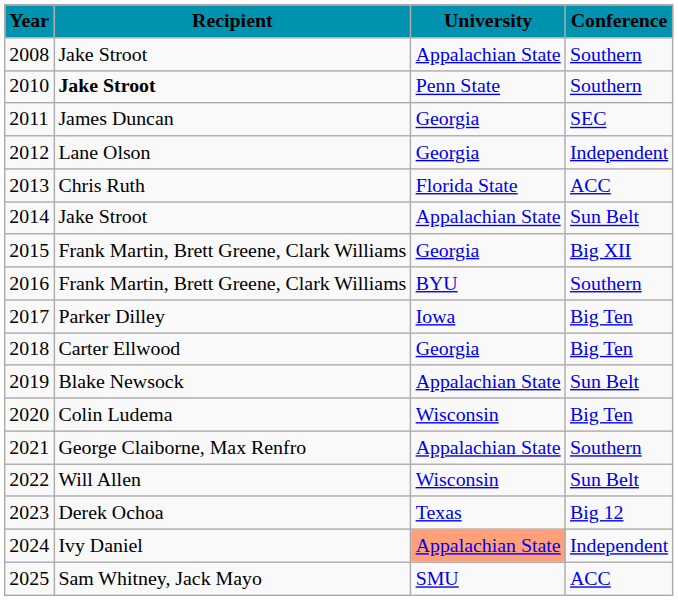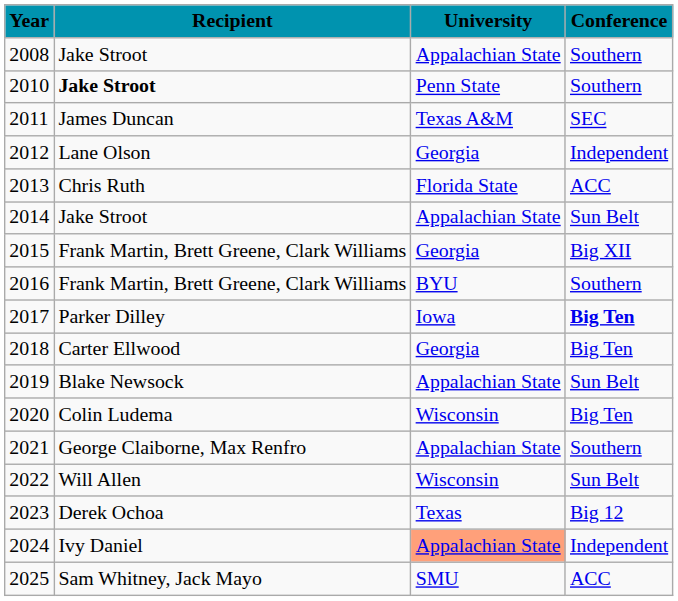(447, 119) Georgia -> (464, 119) Texas A&M
(601, 316) normal -> (602, 316) bold
